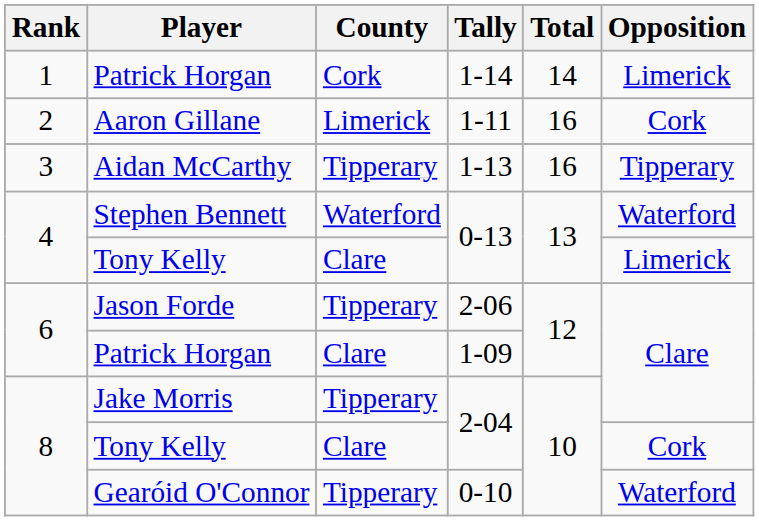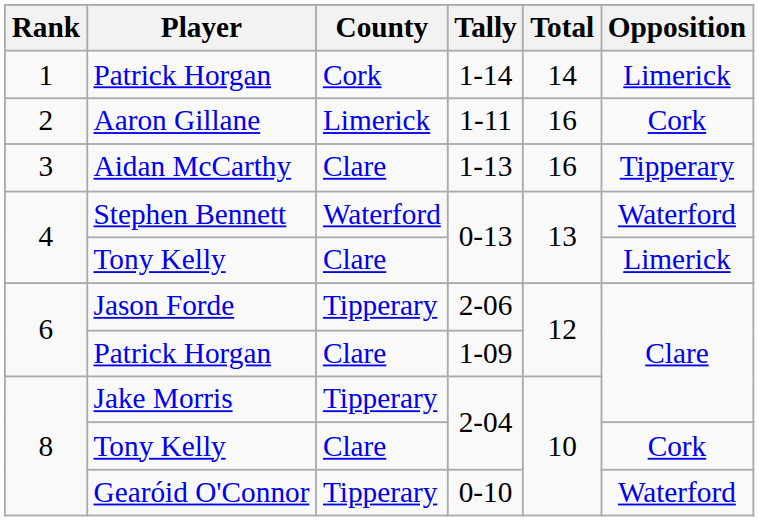(380, 167) Tipperary -> (355, 167) Clare
